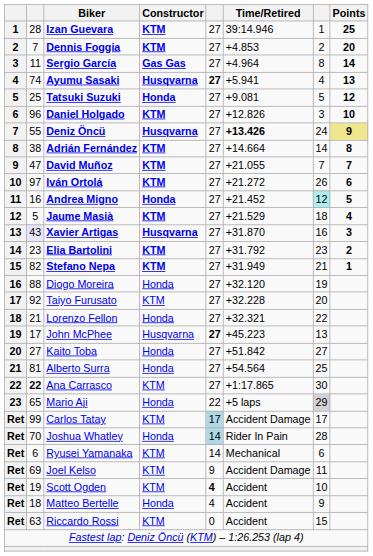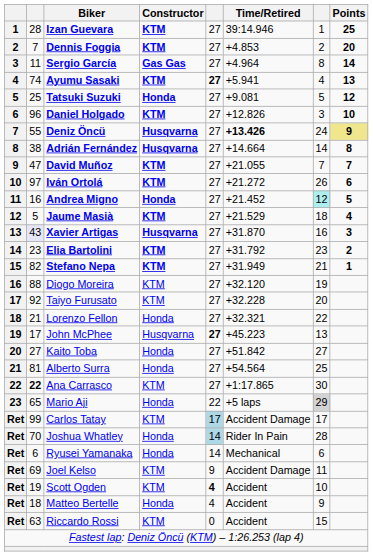(170, 80) Husqvarna -> (154, 80) KTM
(154, 148) KTM -> (170, 148) Husqvarna
(158, 283) Honda -> (153, 283) KTM
(153, 453) KTM -> (158, 453) Honda
